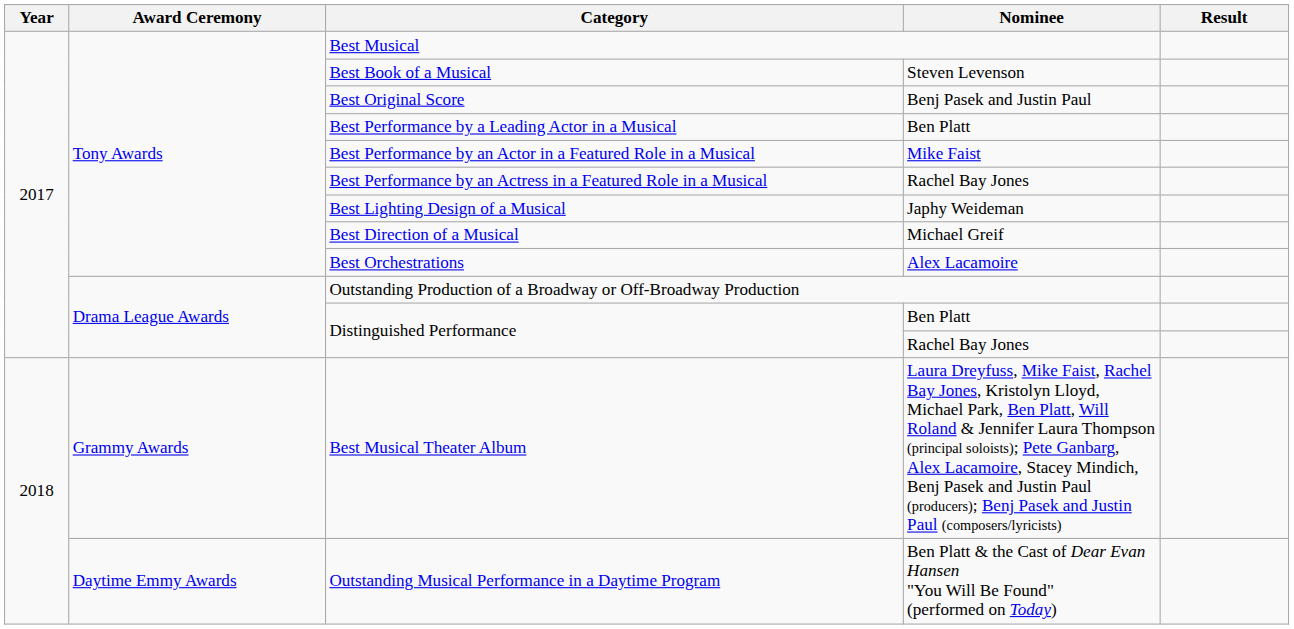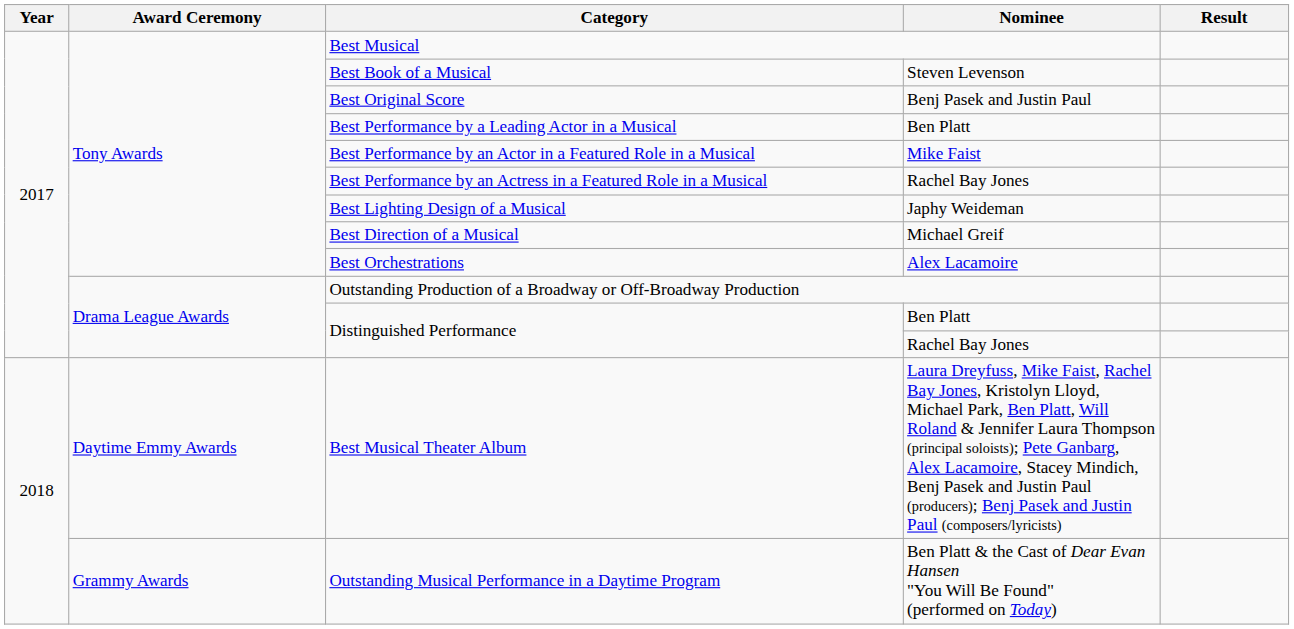(131, 448) Grammy Awards -> (155, 448) Daytime Emmy Awards
(155, 581) Daytime Emmy Awards -> (131, 581) Grammy Awards
